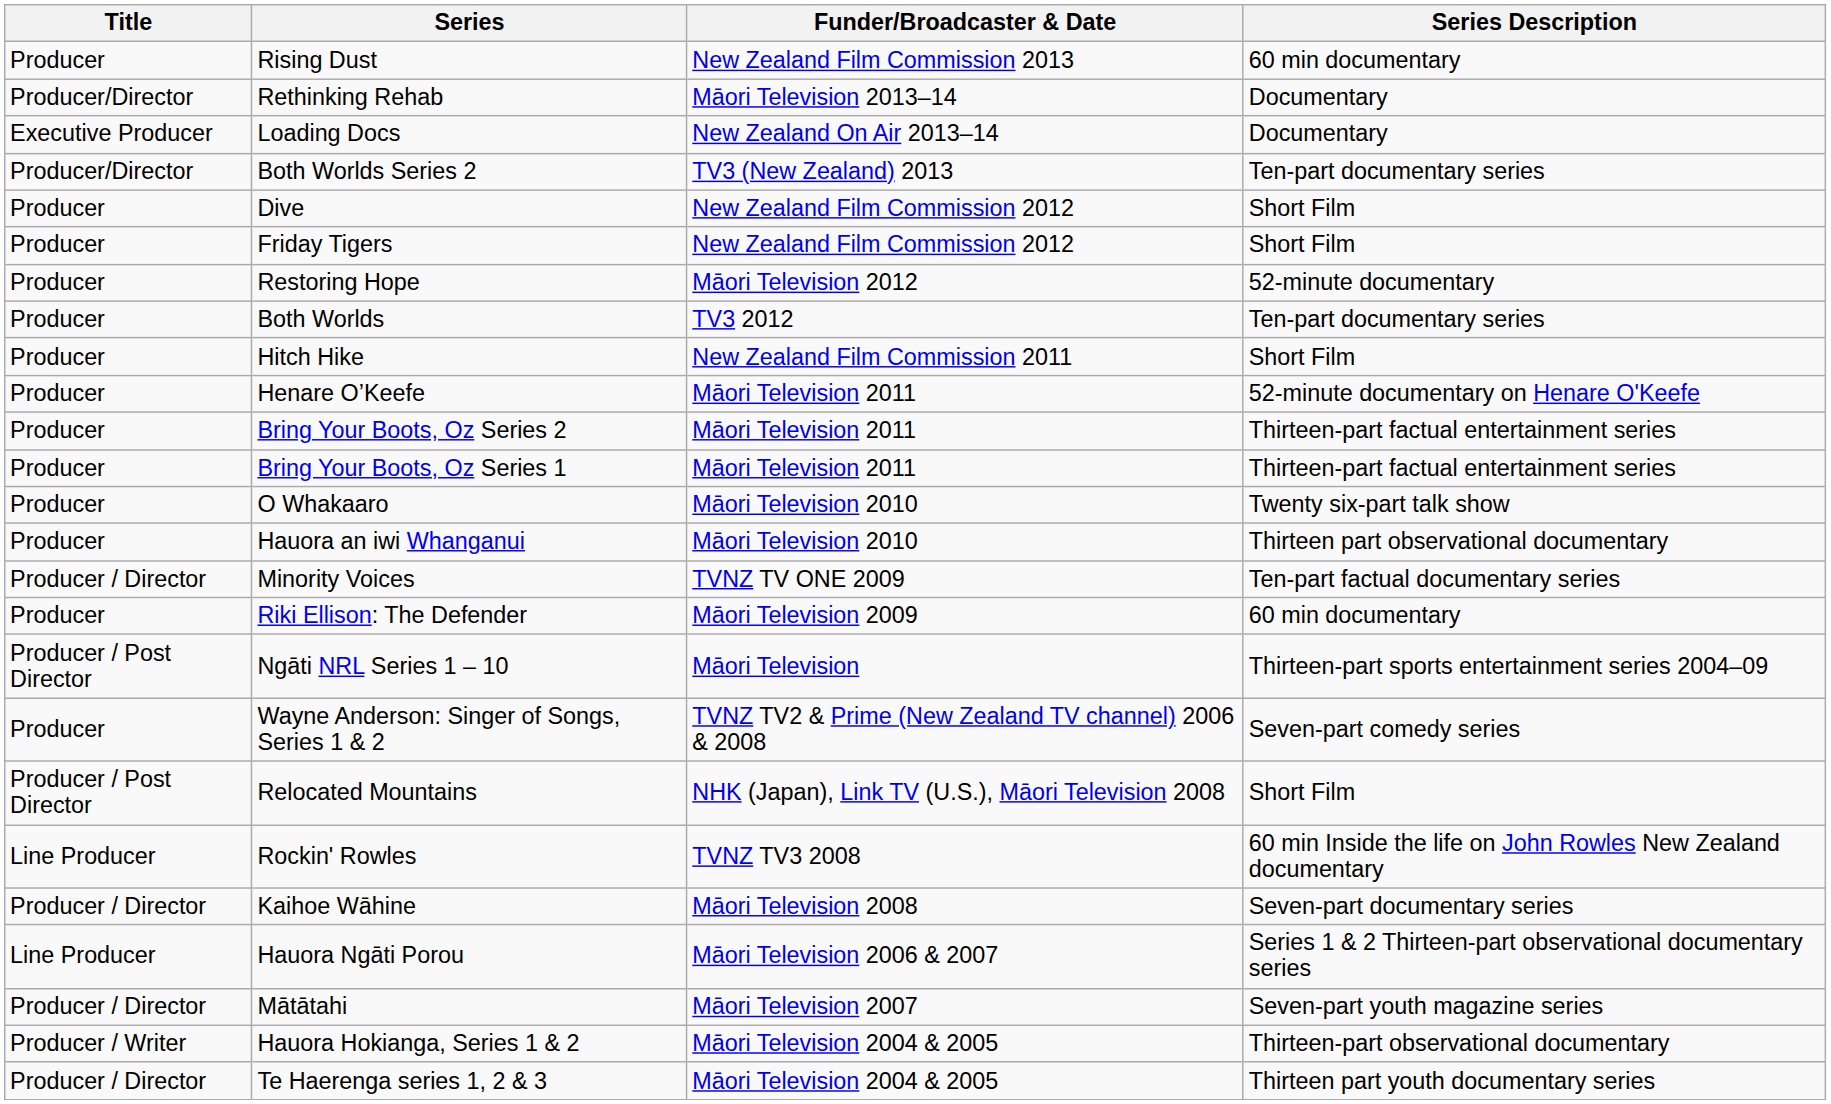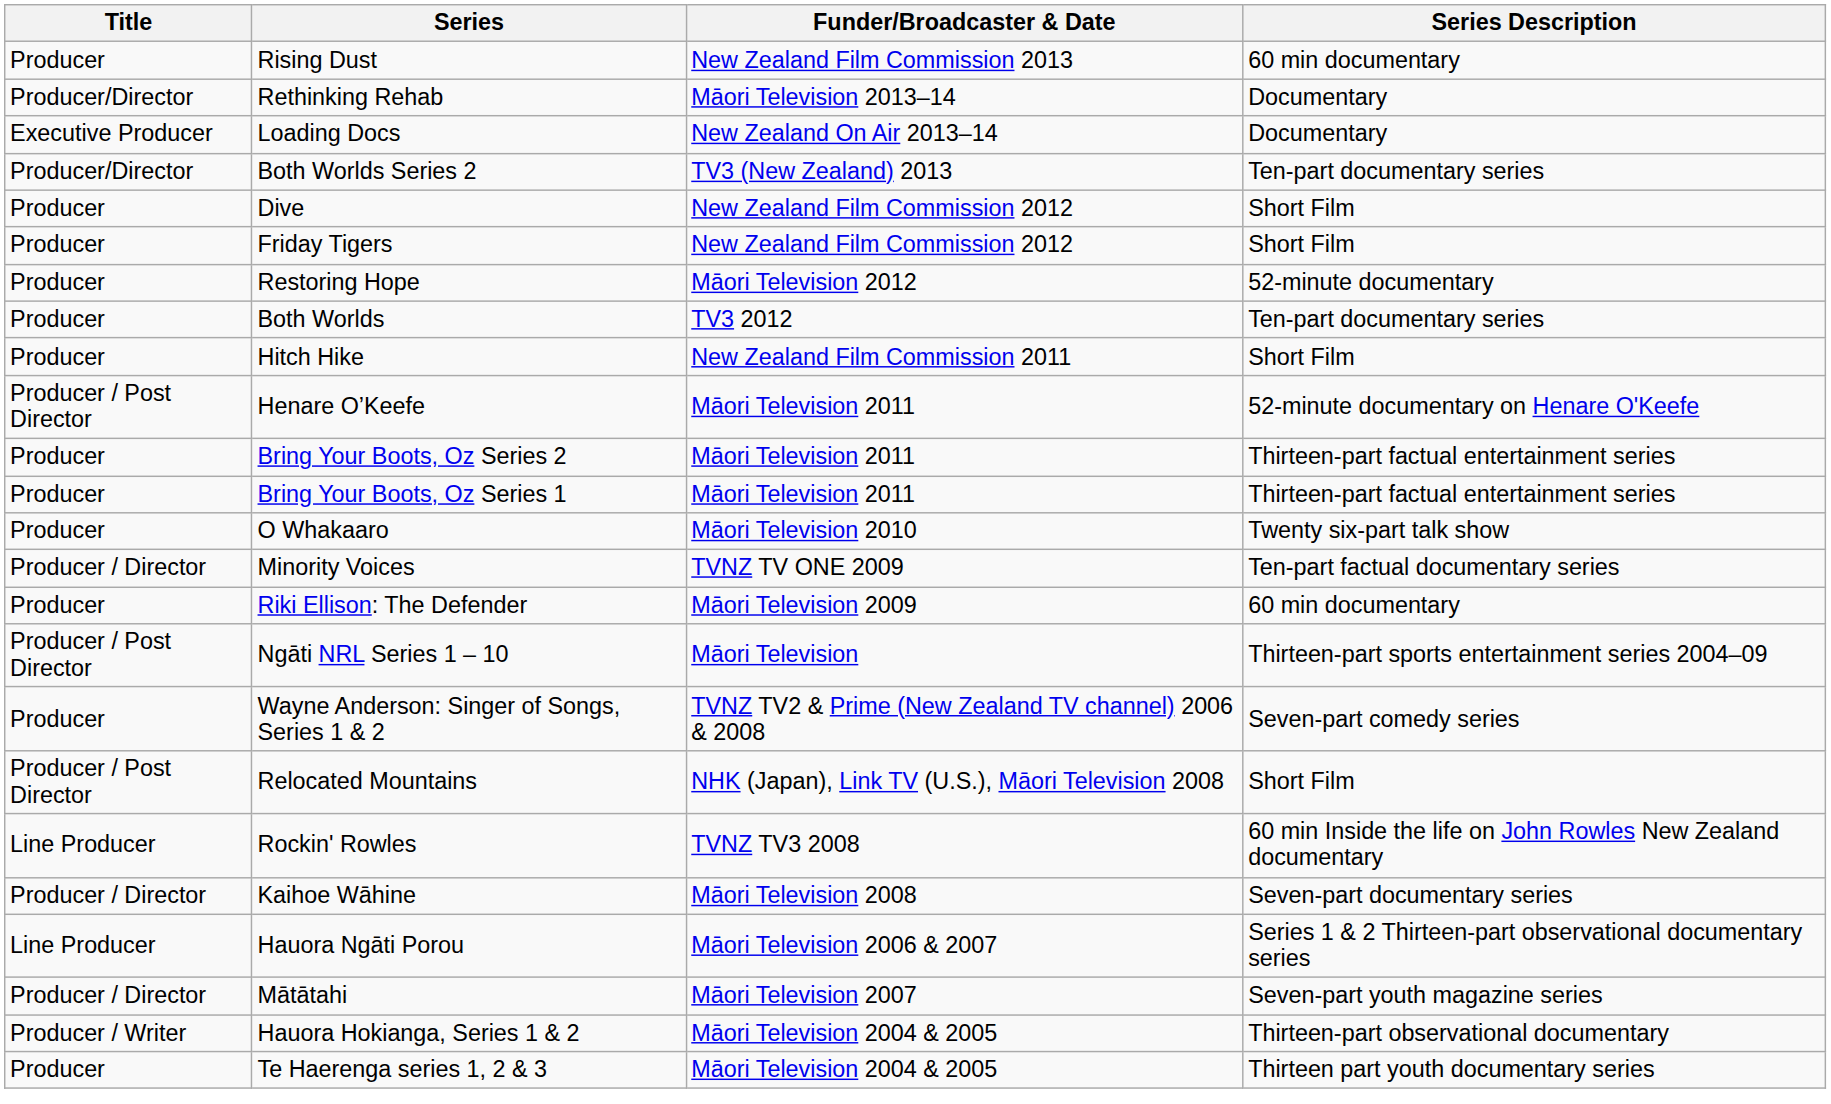(58, 393) Producer -> (91, 406) Producer / Post Director
- row: (391, 541)
(108, 1080) Producer / Director -> (58, 1069) Producer
